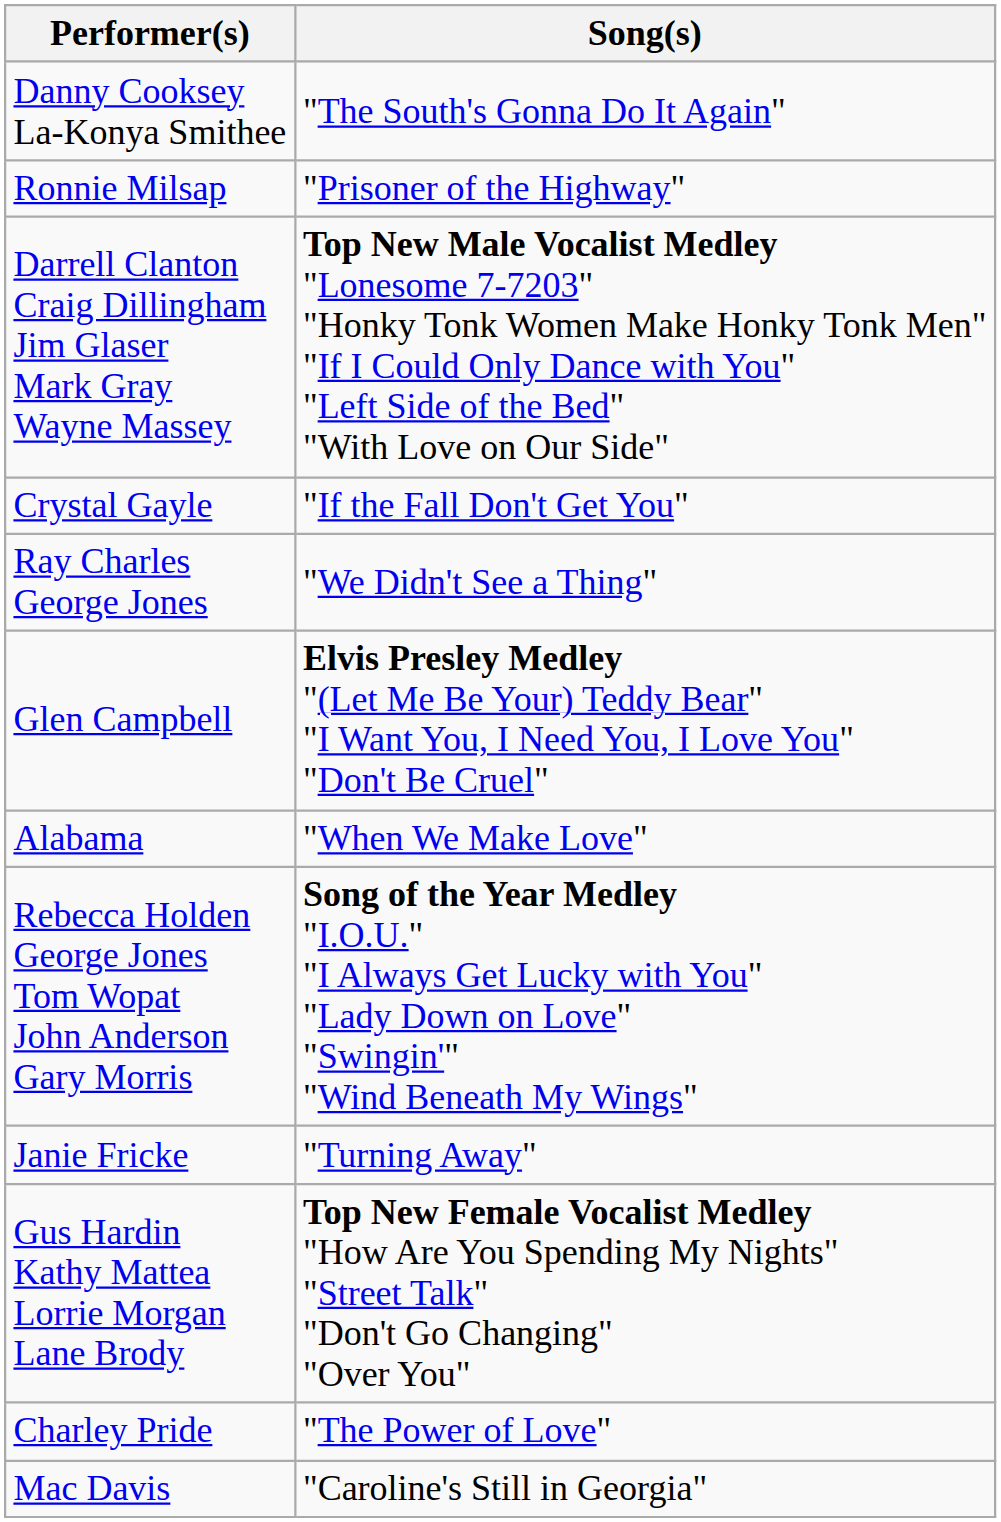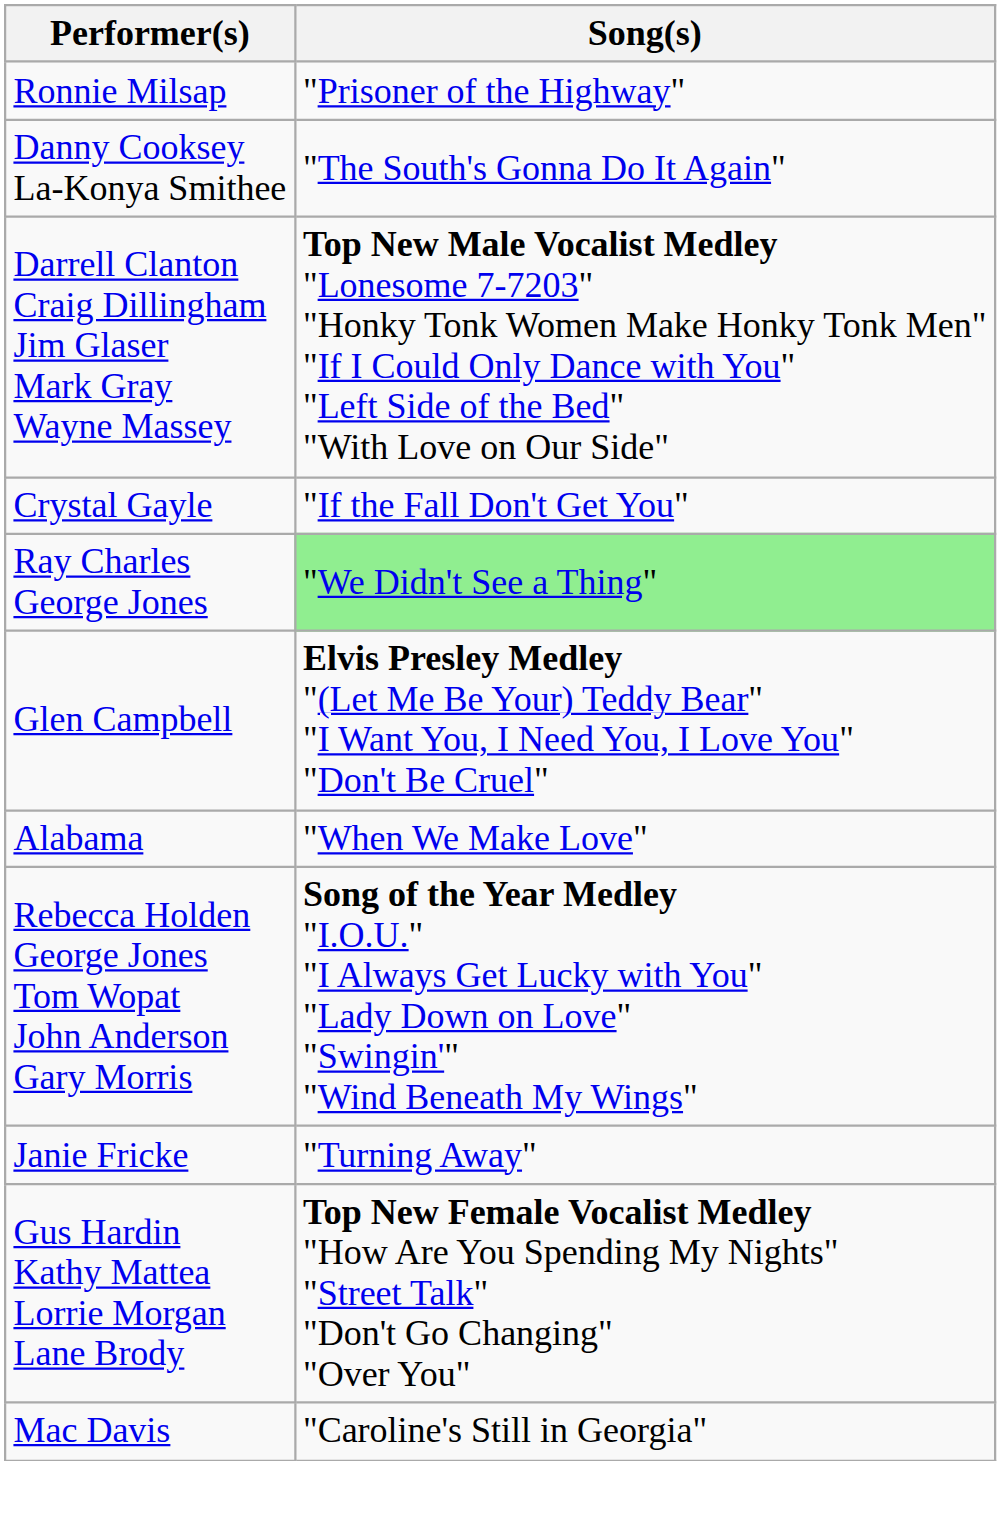rows swapped: (150, 110) <-> (120, 187)
(480, 581) no background -> (480, 581) lightgreen background
- row: (113, 1430)
